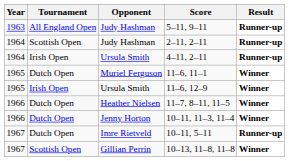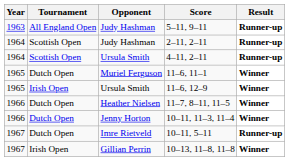(49, 58) Irish Open -> (55, 58) Scottish Open
(55, 149) Scottish Open -> (49, 149) Irish Open
